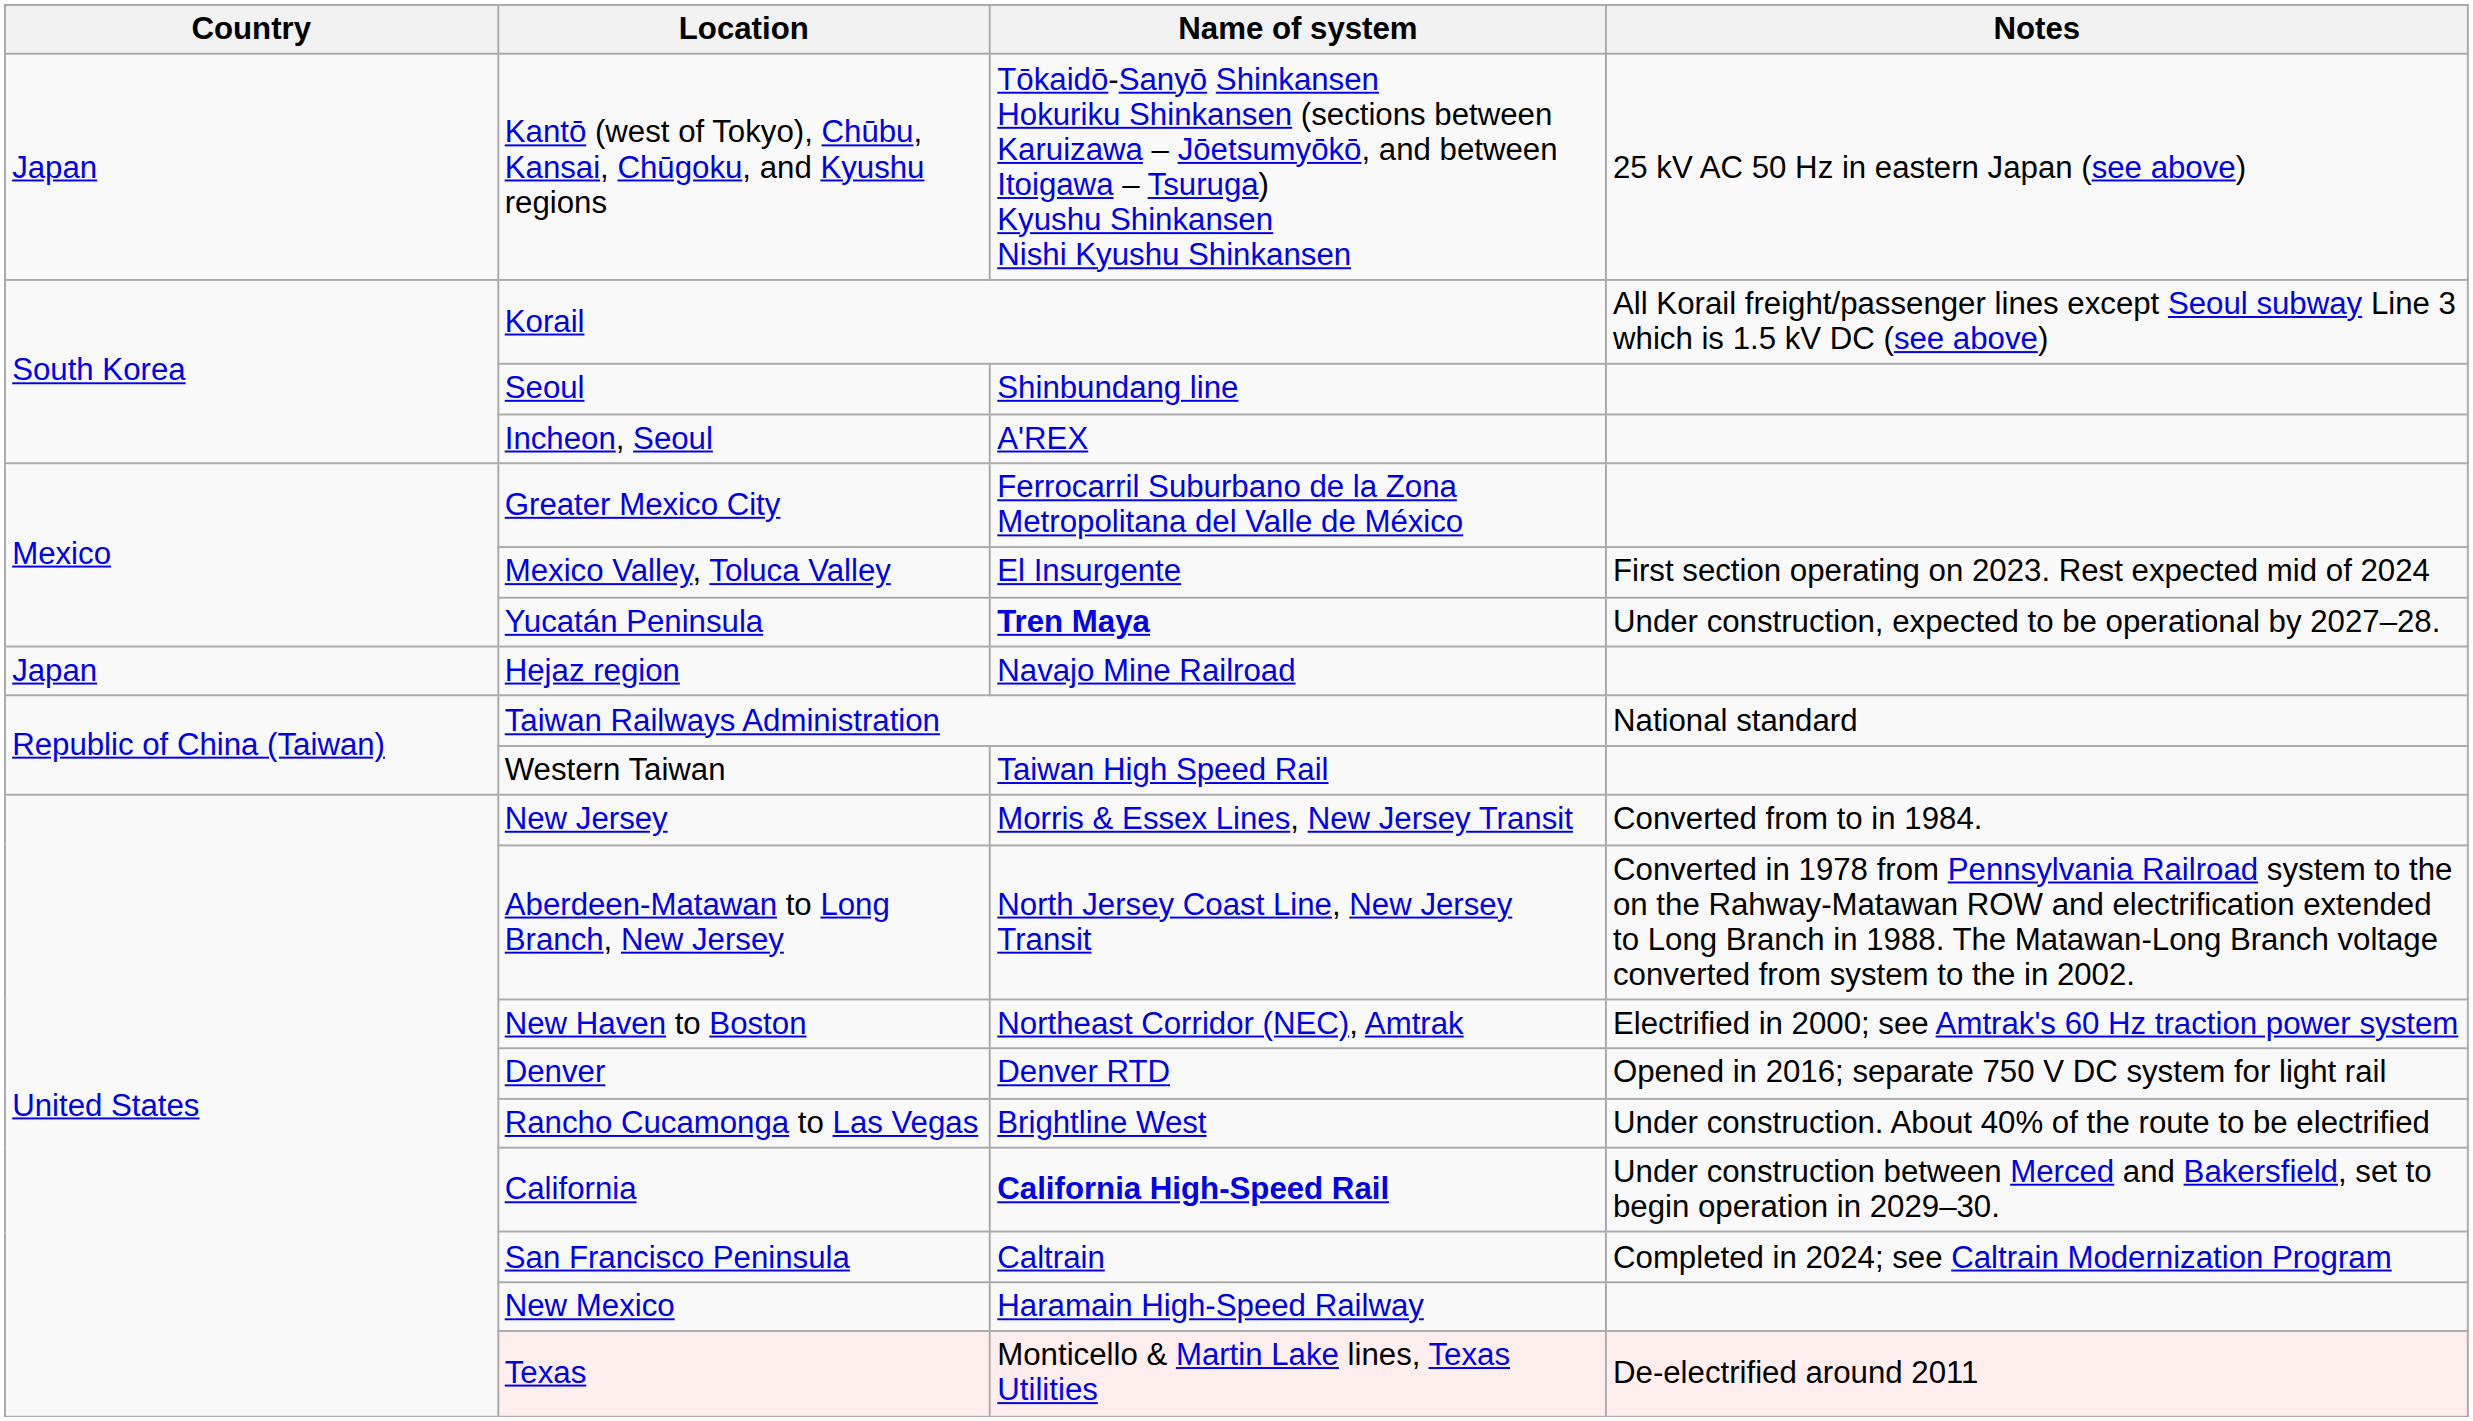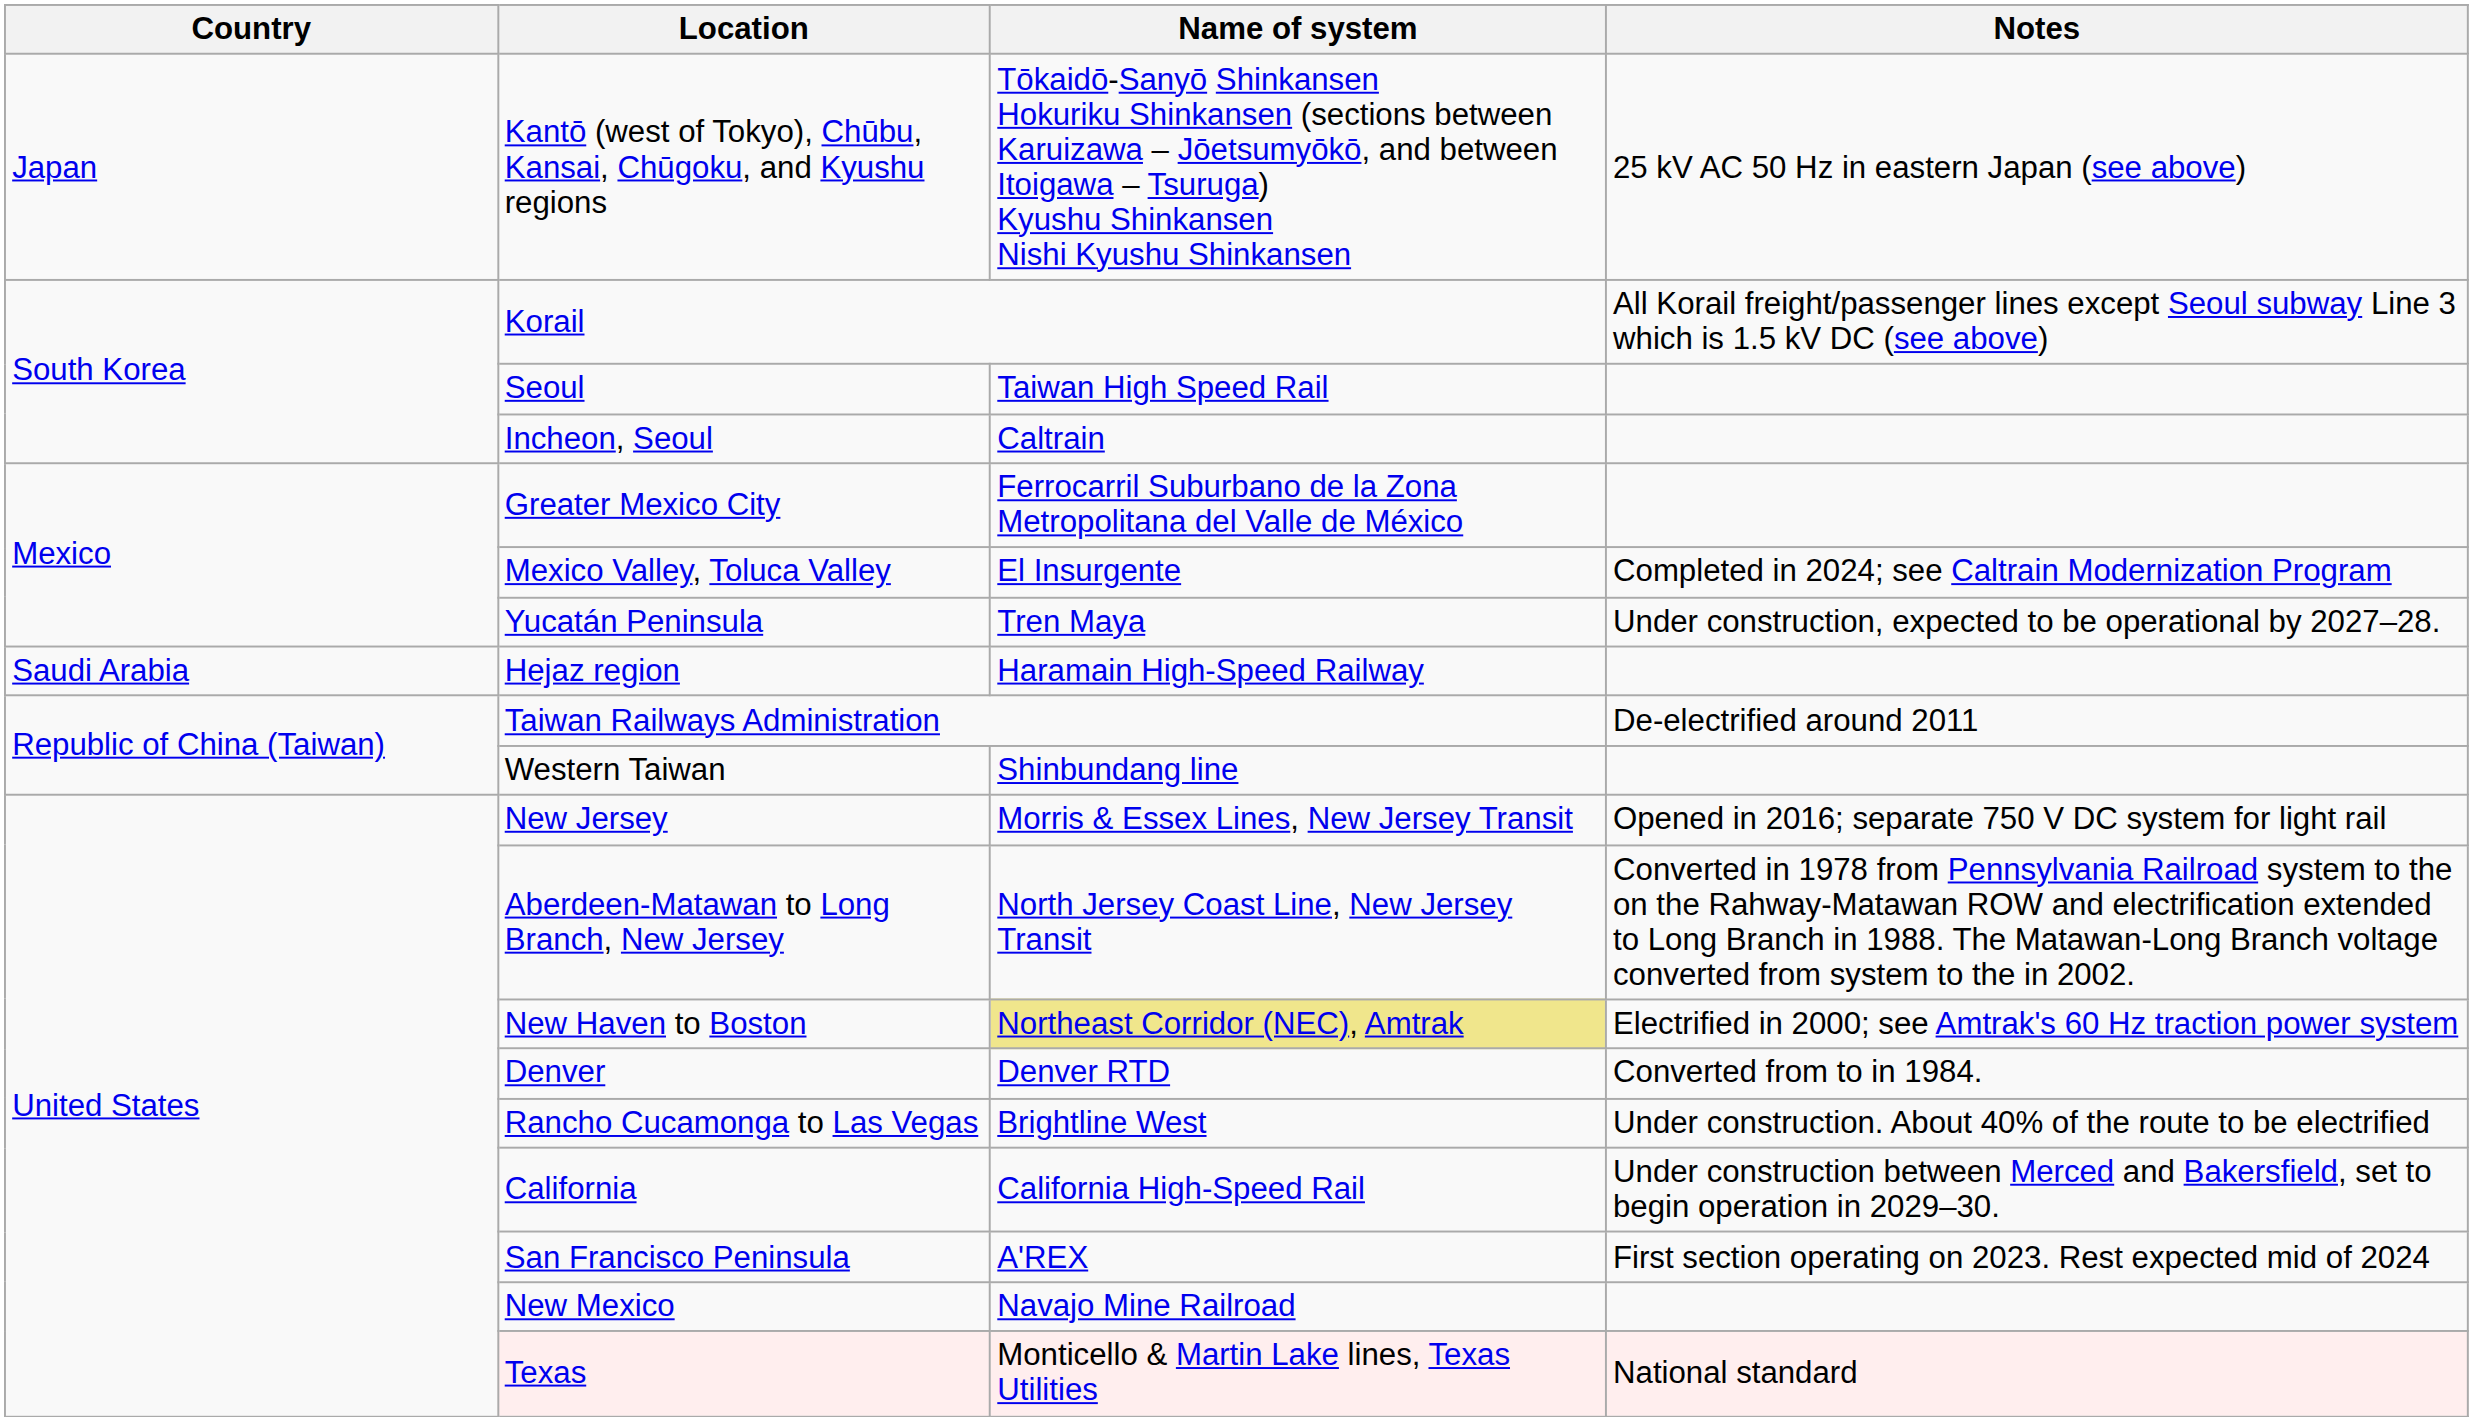(1118, 388) Shinbundang line -> (1163, 388) Taiwan High Speed Rail
(1043, 437) A'REX -> (1051, 437) Caltrain
(2021, 571) First section operating on 2023. Rest expected mid of 2024 -> (2002, 571) Completed in 2024; see Caltrain Modernization Program
(1074, 621) bold -> (1071, 621) normal
(55, 670) Japan -> (101, 670) Saudi Arabia
(1146, 670) Navajo Mine Railroad -> (1211, 670) Haramain High-Speed Railway
(1735, 720) National standard -> (1796, 720) De-electrified around 2011
(1163, 769) Taiwan High Speed Rail -> (1118, 769) Shinbundang line
(1798, 819) Converted from to in 1984. -> (2000, 819) Opened in 2016; separate 750 V DC system for light rail
(1230, 1023) no background -> (1230, 1023) khaki background
(2000, 1072) Opened in 2016; separate 750 V DC system for light rail -> (1798, 1072) Converted from to in 1984.
(1193, 1189) bold -> (1181, 1189) normal
(1051, 1256) Caltrain -> (1043, 1256) A'REX
(2002, 1256) Completed in 2024; see Caltrain Modernization Program -> (2021, 1256) First section operating on 2023. Rest expected mid of 2024
(1211, 1306) Haramain High-Speed Railway -> (1146, 1306) Navajo Mine Railroad
(1796, 1373) De-electrified around 2011 -> (1735, 1373) National standard
